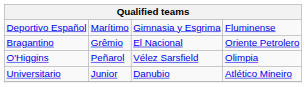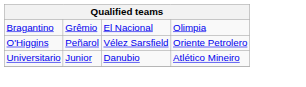- row: (46, 27)
(262, 43) Oriente Petrolero -> (190, 27) Olimpia
(242, 58) Olimpia -> (210, 43) Oriente Petrolero
